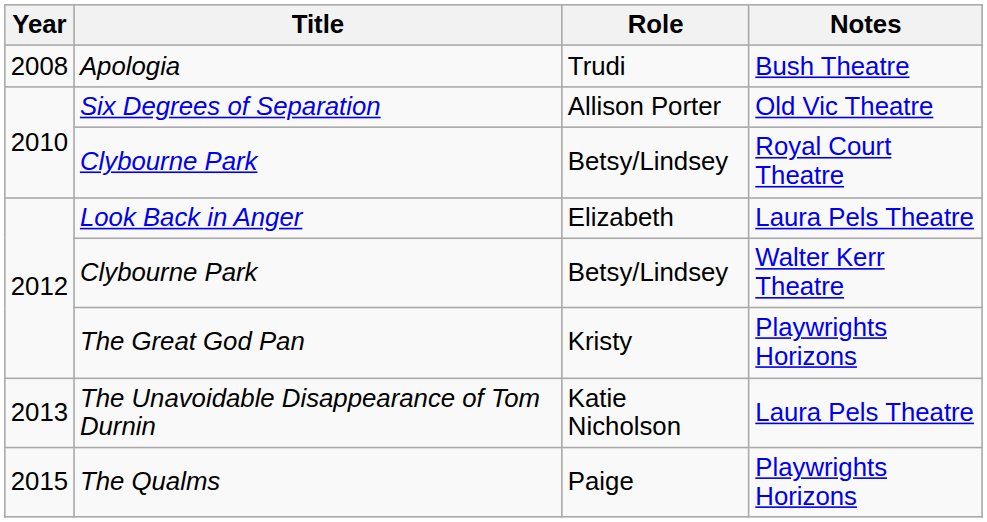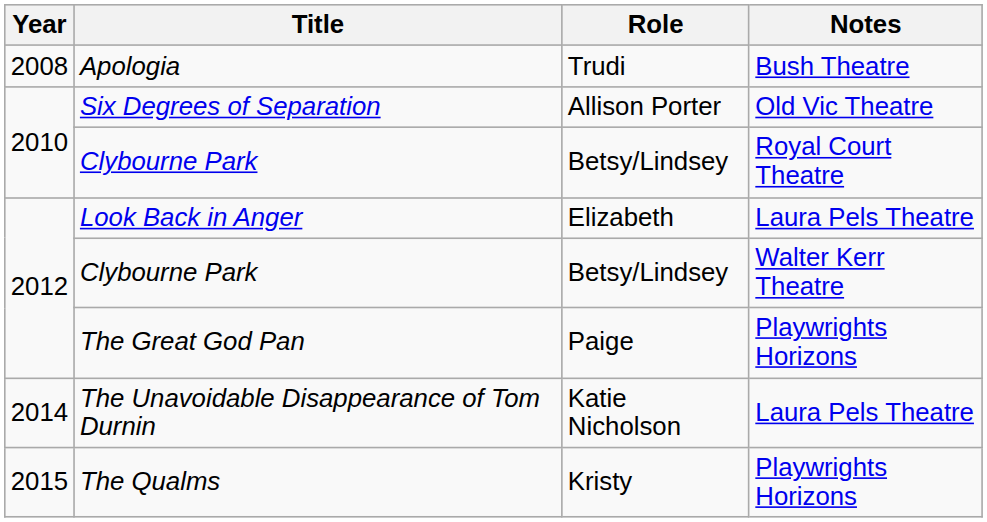(600, 342) Kristy -> (601, 342) Paige
(39, 412) 2013 -> (39, 412) 2014
(601, 482) Paige -> (600, 482) Kristy
